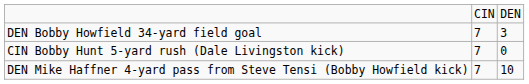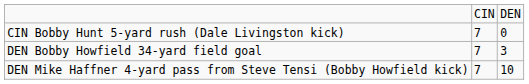rows swapped: (176, 51) <-> (135, 32)
